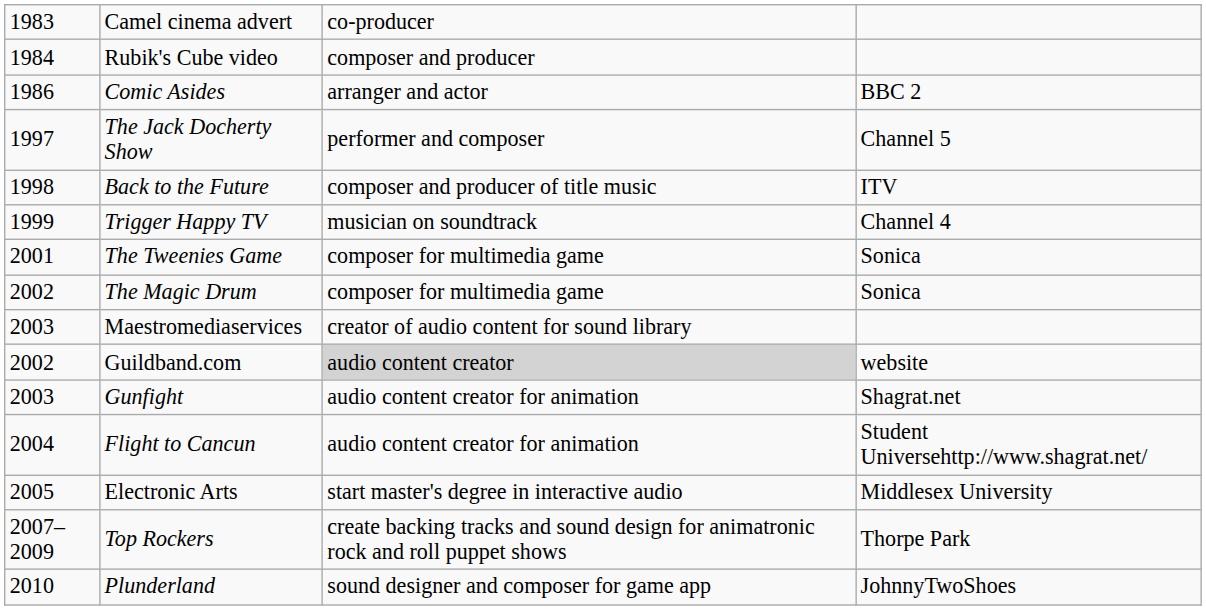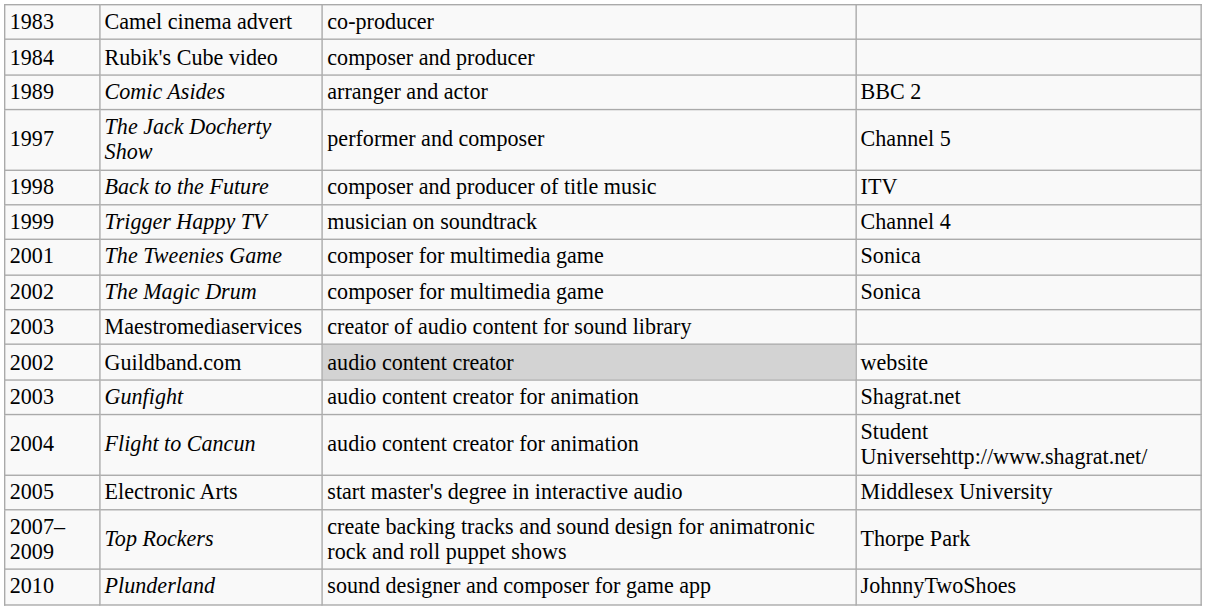(32, 92) 1986 -> (32, 92) 1989
